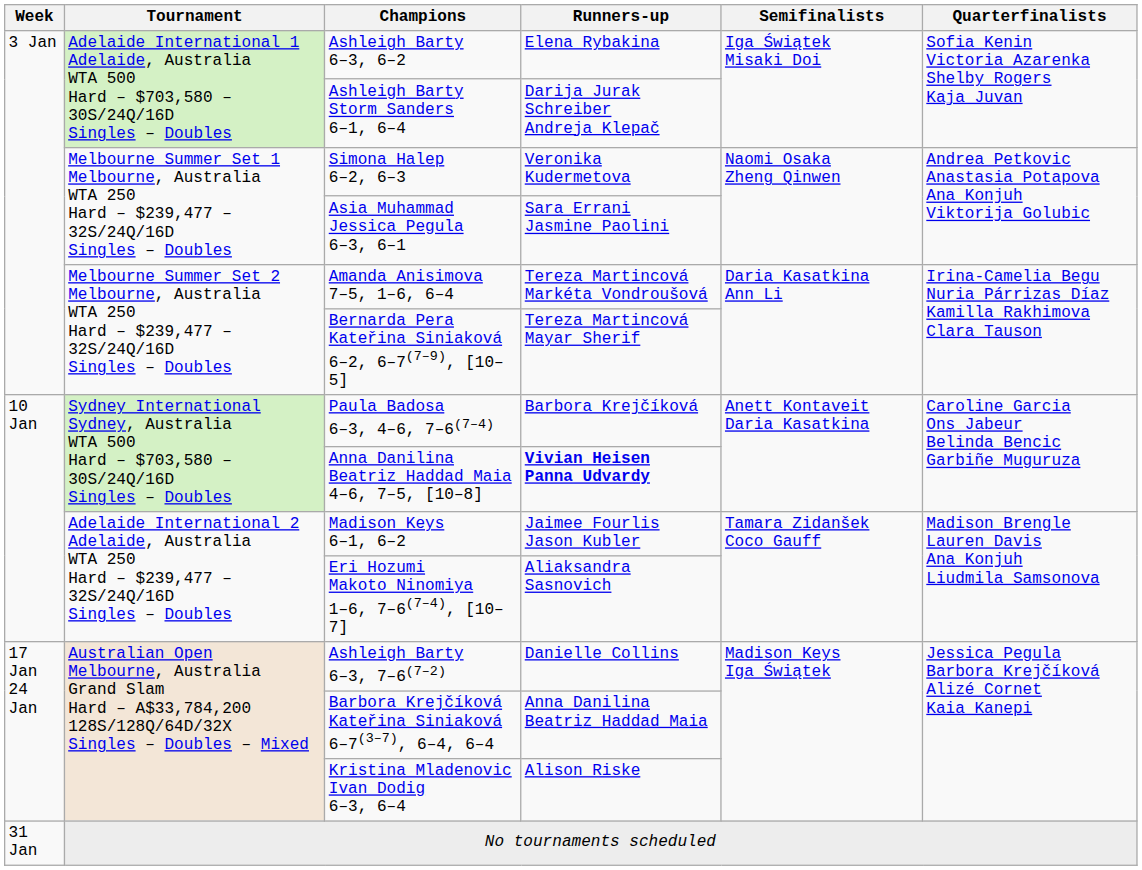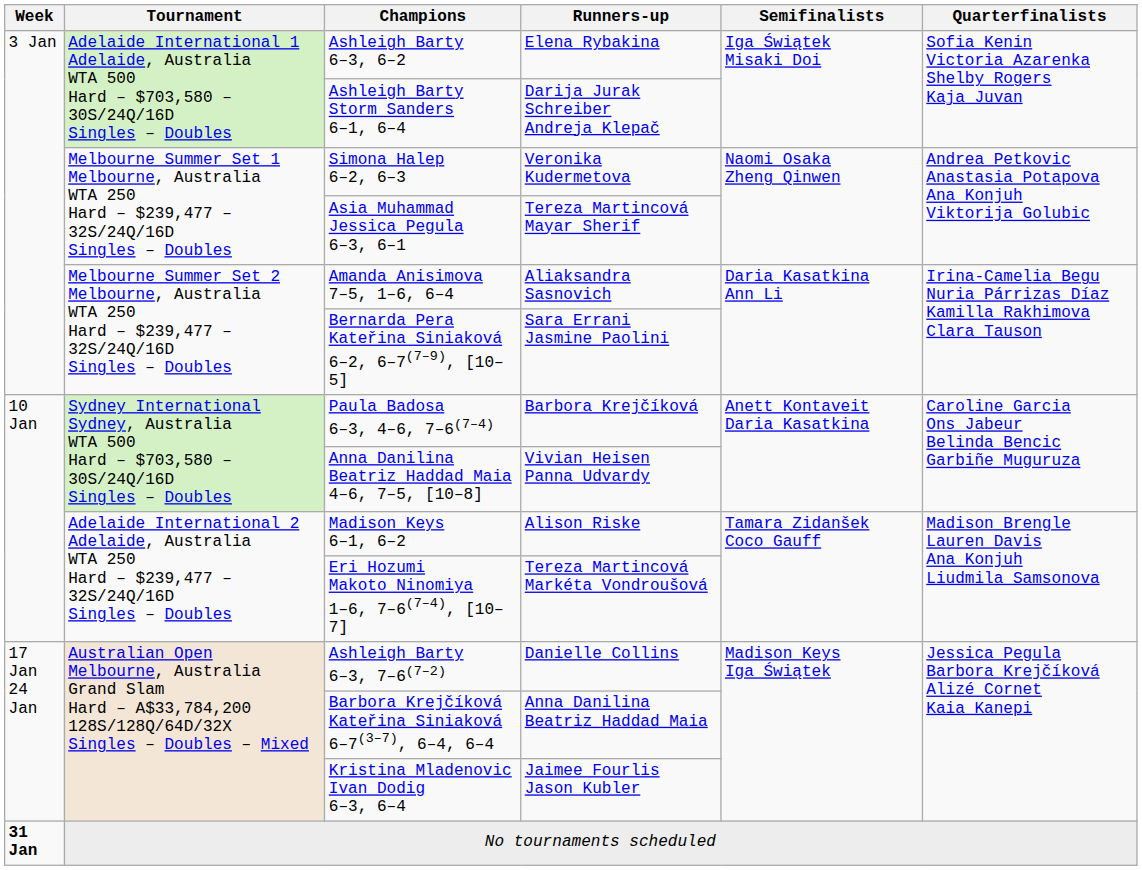(597, 218) Sara Errani Jasmine Paolini -> (607, 218) Tereza Martincová Mayar Sherif
(616, 287) Tereza Martincová Markéta Vondroušová -> (578, 287) Aliaksandra Sasnovich
(607, 331) Tereza Martincová Mayar Sherif -> (597, 331) Sara Errani Jasmine Paolini
(587, 469) bold -> (587, 469) normal
(592, 534) Jaimee Fourlis Jason Kubler -> (583, 525) Alison Riske
(578, 578) Aliaksandra Sasnovich -> (616, 578) Tereza Martincová Markéta Vondroušová
(583, 772) Alison Riske -> (592, 781) Jaimee Fourlis Jason Kubler
(23, 843) normal -> (23, 843) bold
